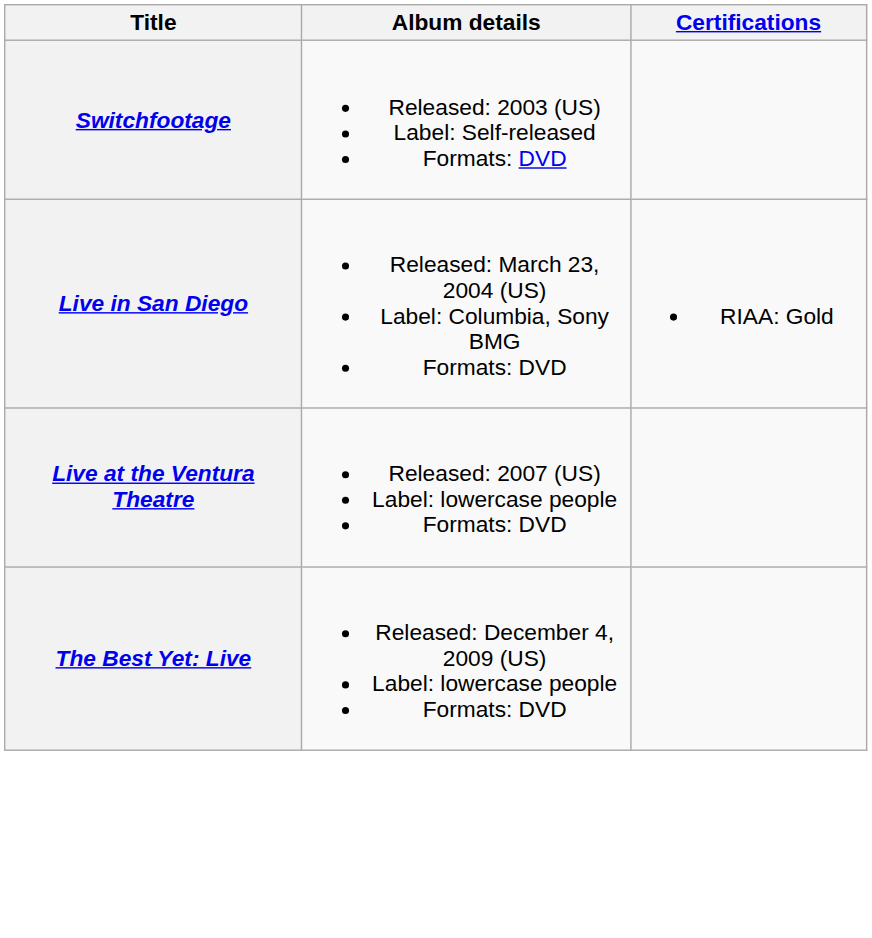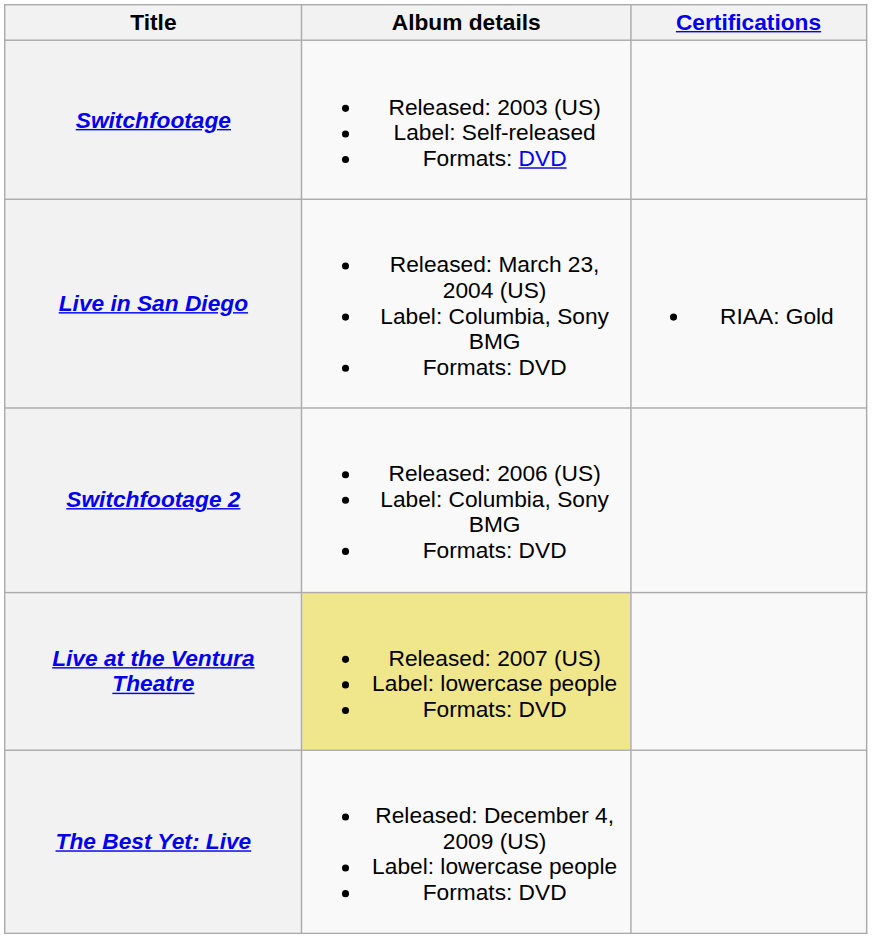+ row: (153, 499)
(466, 500) no background -> (466, 684) khaki background
